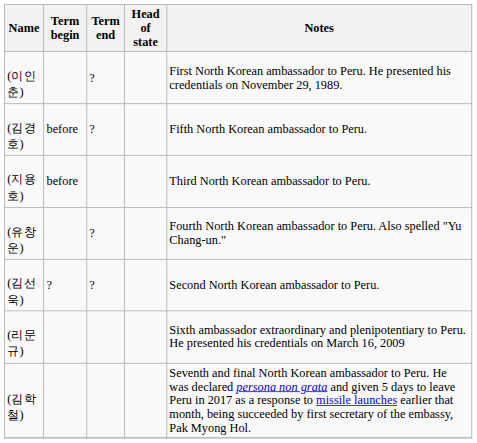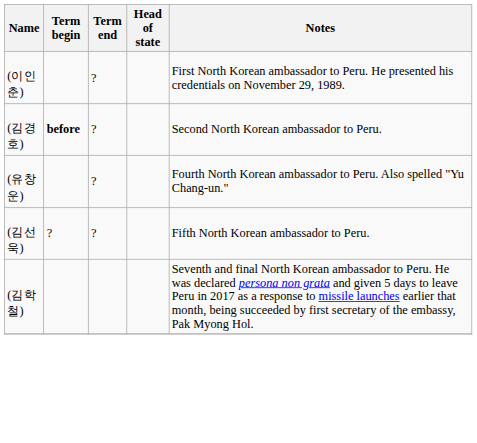(62, 129) normal -> (63, 129) bold
(268, 129) Fifth North Korean ambassador to Peru. -> (277, 129) Second North Korean ambassador to Peru.
- row: (22, 188)
(274, 285) Second North Korean ambassador to Peru. -> (271, 233) Fifth North Korean ambassador to Peru.
- row: (22, 343)
